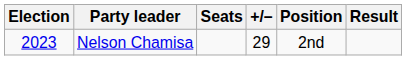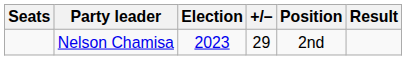columns swapped: (39, 17) <-> (222, 17)
